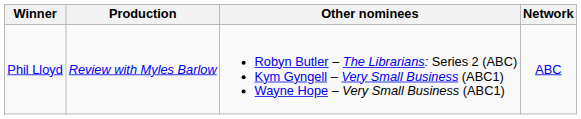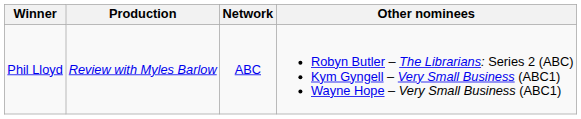columns swapped: (548, 14) <-> (370, 14)
